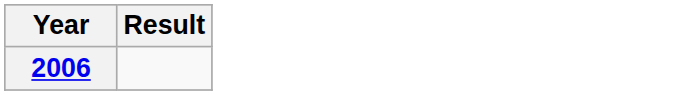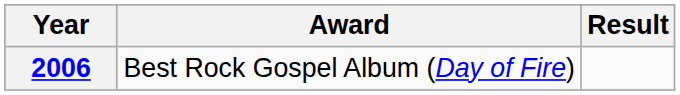+ column: (349, 25)
